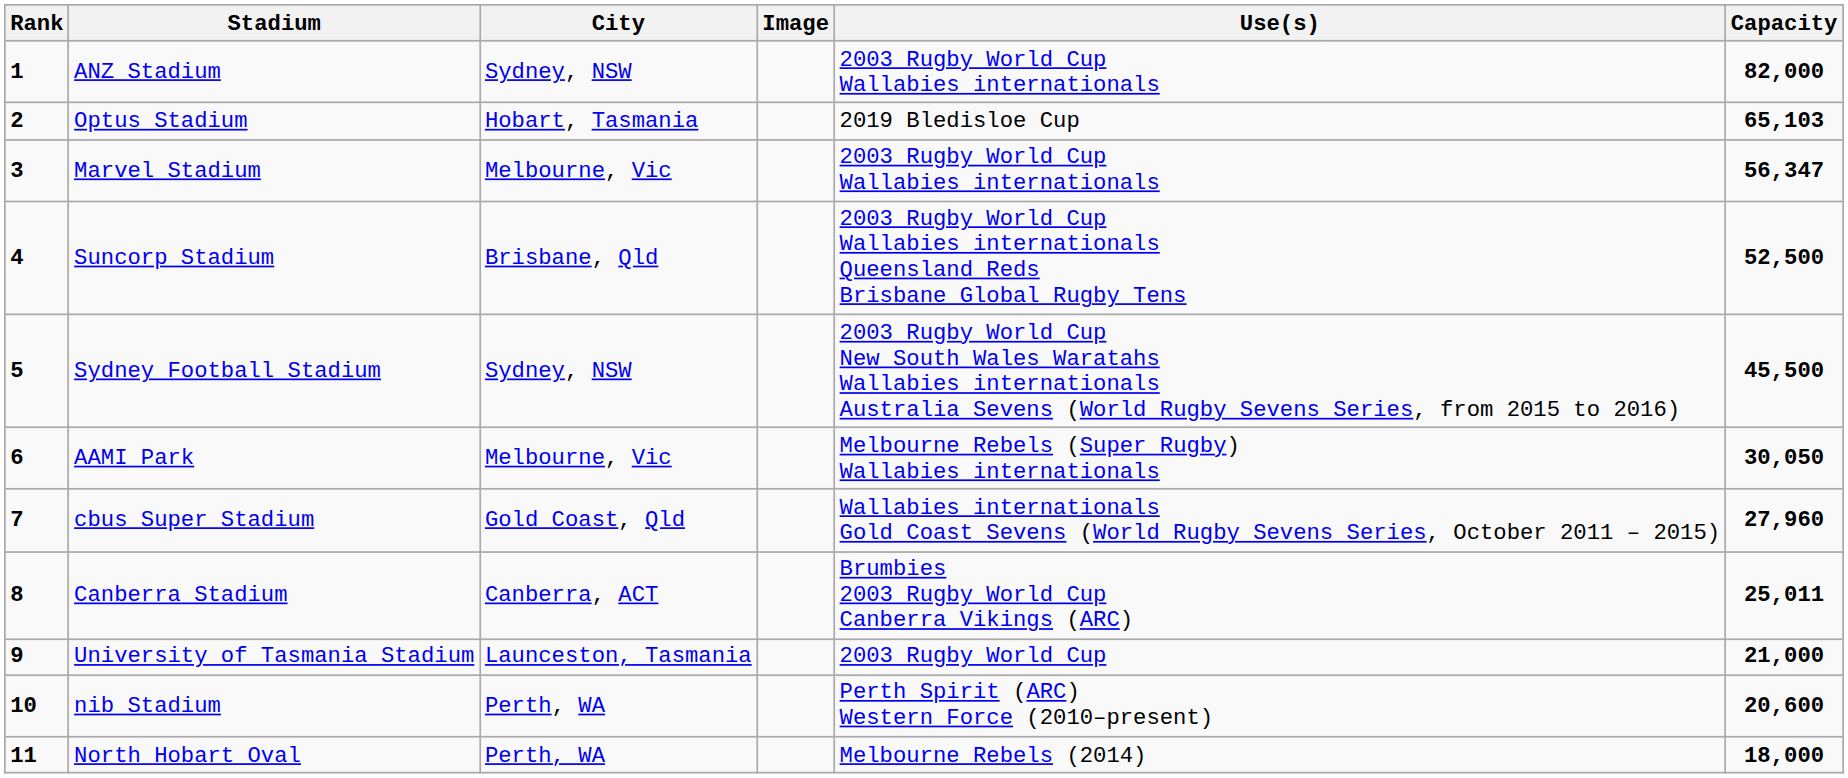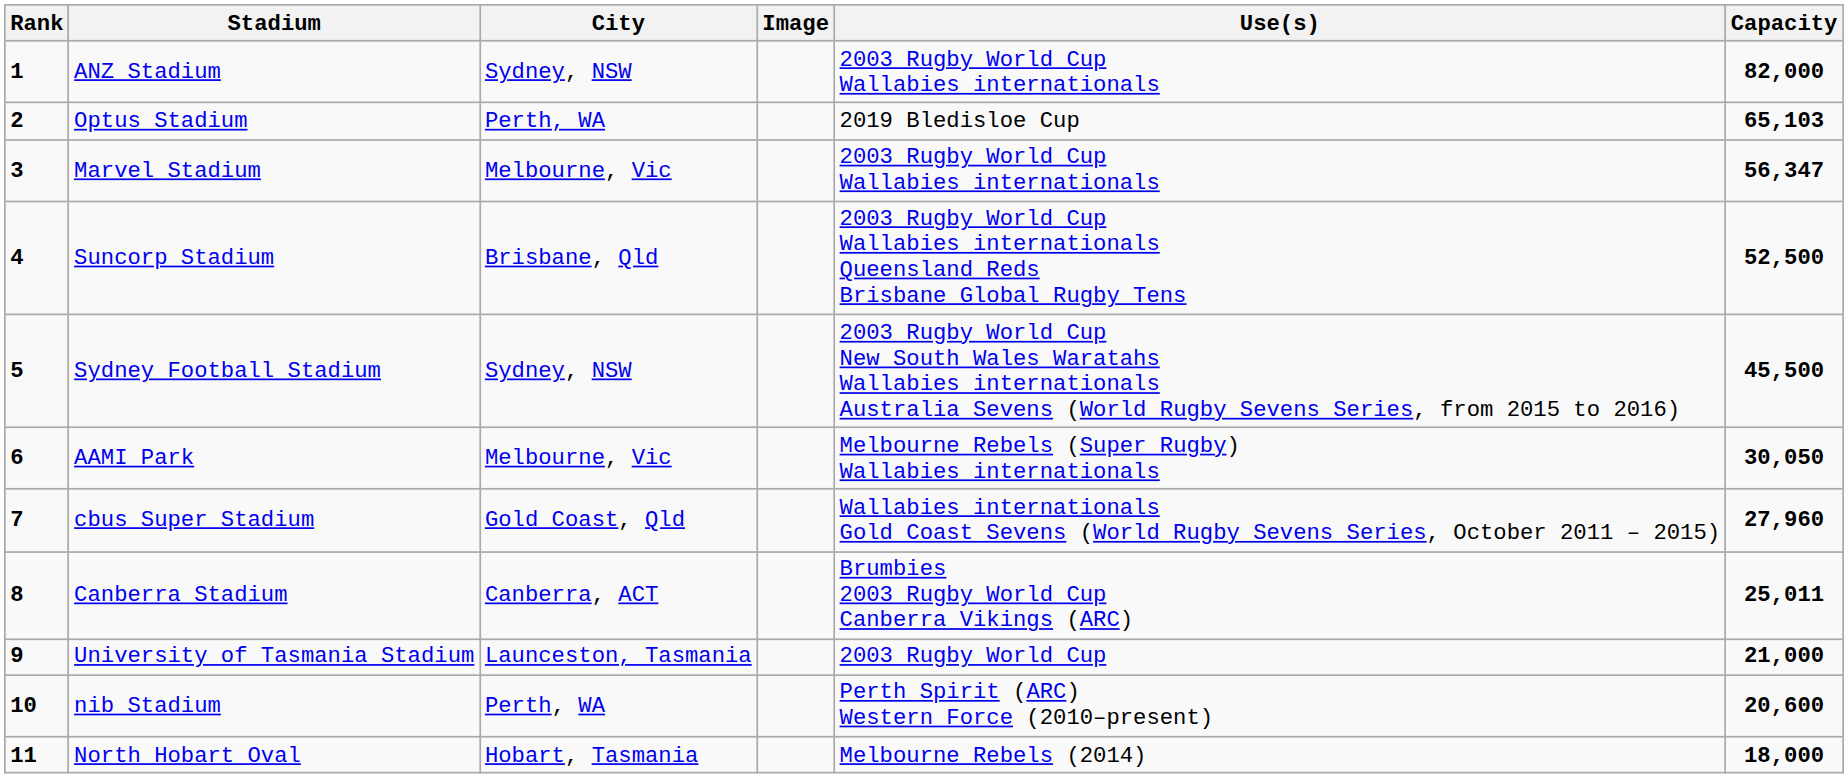(592, 121) Hobart, Tasmania -> (545, 121) Perth, WA
(545, 755) Perth, WA -> (592, 755) Hobart, Tasmania
